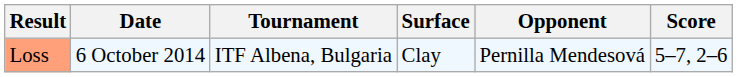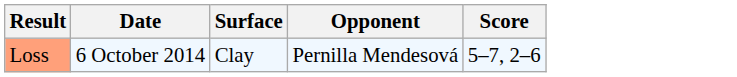- column: (303, 20)
